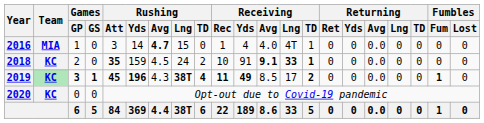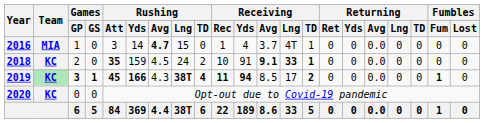(268, 45) 4.0 -> (268, 45) 3.7
(137, 78) 196 -> (137, 78) 166
(245, 78) 49 -> (245, 78) 94
